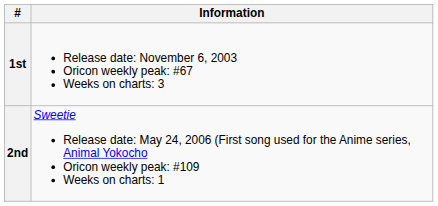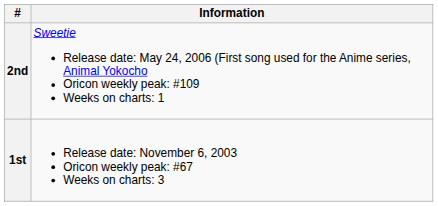rows swapped: (18, 64) <-> (18, 153)
